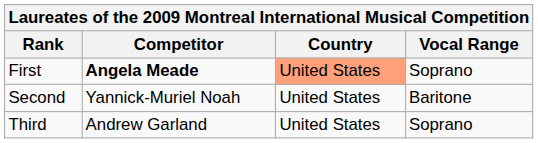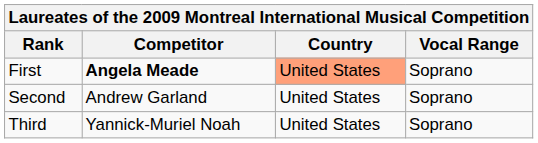(163, 97) Yannick-Muriel Noah -> (146, 97) Andrew Garland
(440, 97) Baritone -> (441, 97) Soprano
(146, 124) Andrew Garland -> (163, 124) Yannick-Muriel Noah
